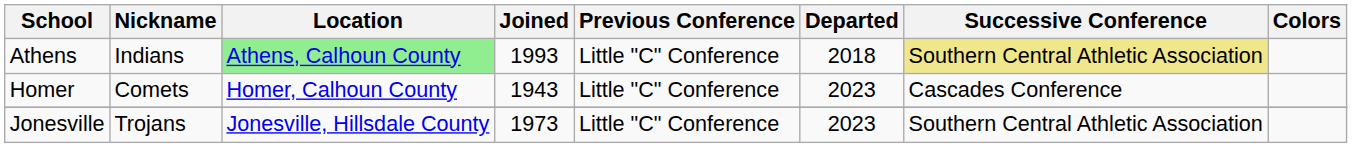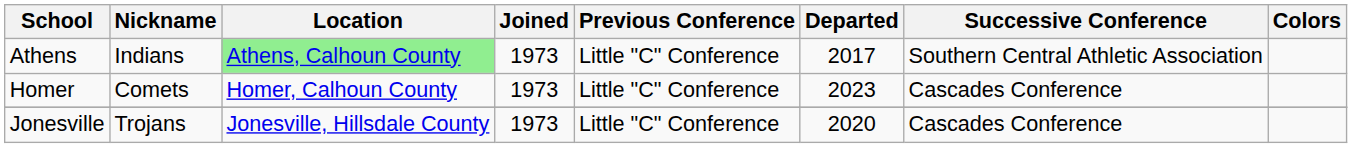(534, 55) 1993 -> (534, 55) 1973
(852, 55) 2018 -> (852, 55) 2017
(1086, 55) khaki background -> (1086, 55) no background
(534, 90) 1943 -> (534, 90) 1973
(852, 124) 2023 -> (852, 124) 2020
(1086, 124) Southern Central Athletic Association -> (1015, 124) Cascades Conference
